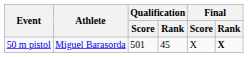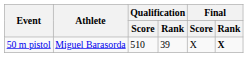(138, 45) 501 -> (138, 45) 510
(165, 45) 45 -> (165, 45) 39
